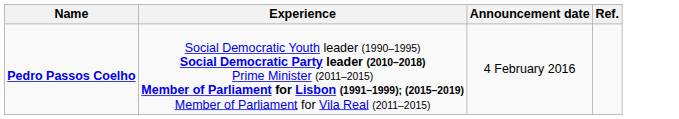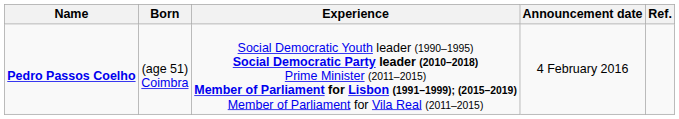+ column: (165, 14)
